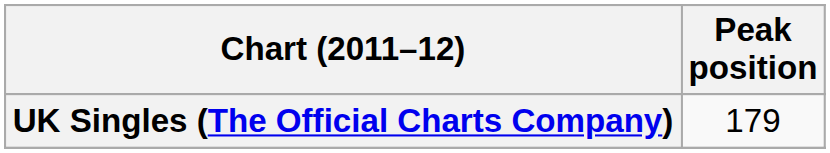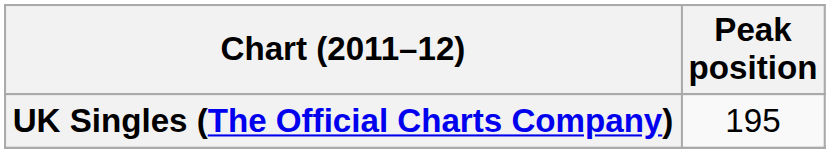(753, 120) 179 -> (753, 120) 195
